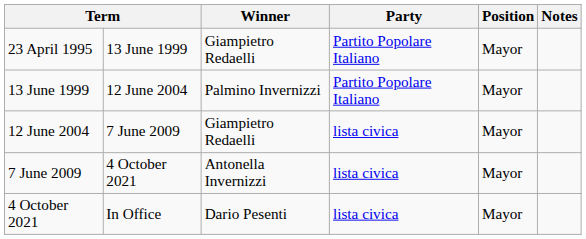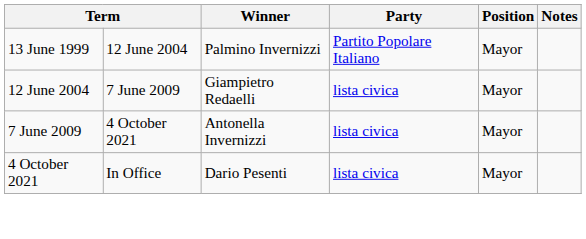- row: (50, 49)
